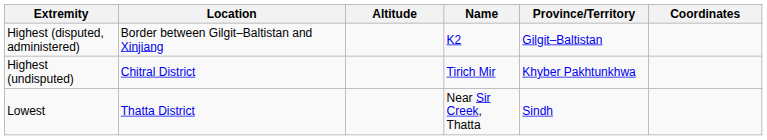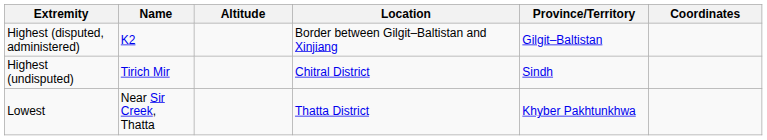columns swapped: (482, 14) <-> (232, 14)
(579, 72) Khyber Pakhtunkhwa -> (538, 72) Sindh
(538, 111) Sindh -> (579, 111) Khyber Pakhtunkhwa
